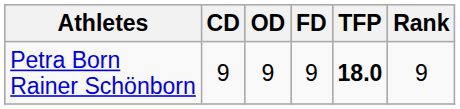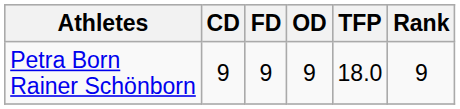columns swapped: (268, 23) <-> (311, 23)
(360, 73) bold -> (360, 73) normal
